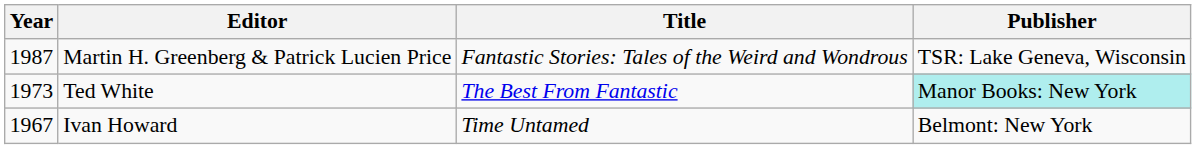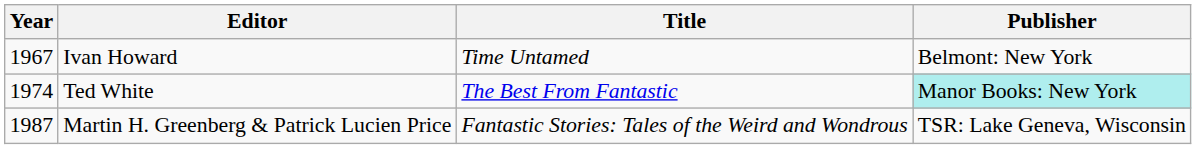rows swapped: (120, 125) <-> (257, 56)
(31, 90) 1973 -> (31, 90) 1974
